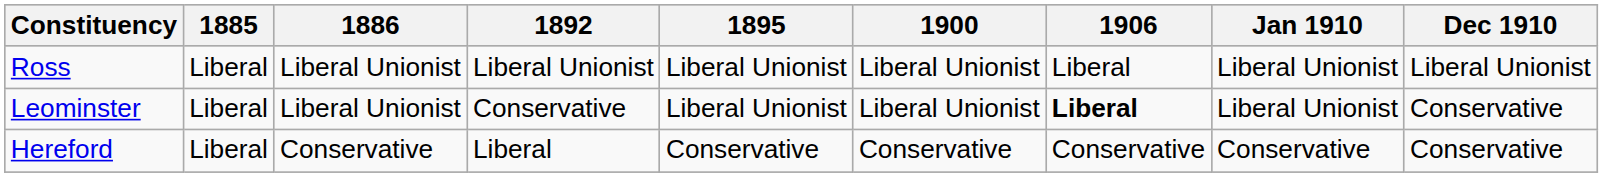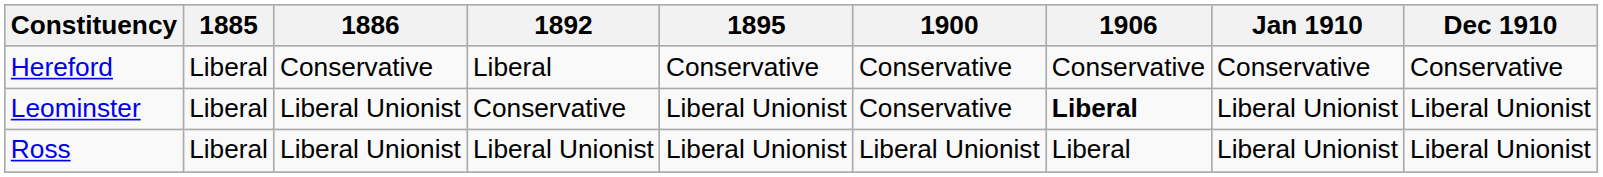rows swapped: (62, 150) <-> (41, 66)
(949, 108) Liberal Unionist -> (935, 108) Conservative
(1487, 108) Conservative -> (1500, 108) Liberal Unionist
